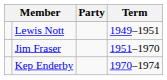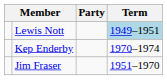(135, 30) no background -> (135, 30) lightblue background
rows swapped: (38, 48) <-> (44, 65)
